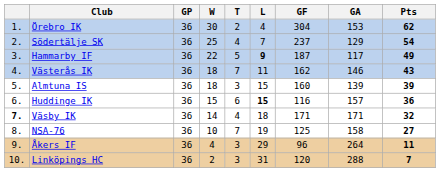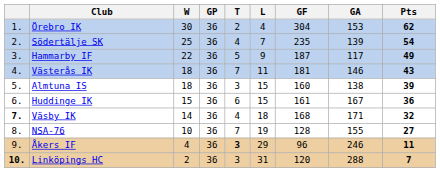columns swapped: (187, 12) <-> (212, 12)
(302, 41) 237 -> (302, 41) 235
(355, 41) 129 -> (355, 41) 139
(263, 56) bold -> (263, 56) normal
(302, 71) 162 -> (302, 71) 181
(355, 86) 139 -> (355, 86) 138
(263, 101) bold -> (263, 101) normal
(302, 101) 116 -> (302, 101) 161
(355, 101) 157 -> (355, 101) 167
(302, 116) 171 -> (302, 116) 168
(302, 130) 125 -> (302, 130) 128
(355, 130) 158 -> (355, 130) 155
(237, 145) normal -> (237, 145) bold
(355, 145) 264 -> (355, 145) 246
(17, 160) normal -> (17, 160) bold
